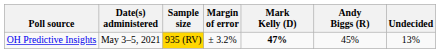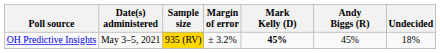(277, 40) 47% -> (277, 40) 45%
(411, 40) 13% -> (411, 40) 18%
